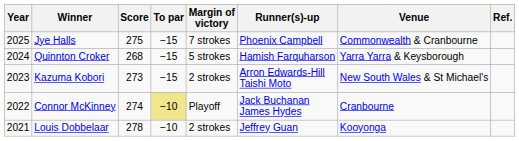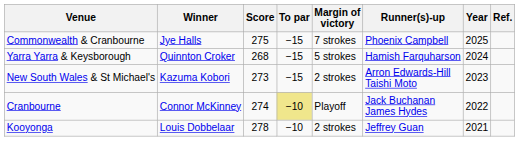columns swapped: (18, 18) <-> (414, 18)
